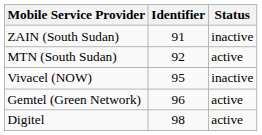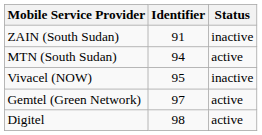(178, 57) 92 -> (178, 57) 94
(178, 99) 96 -> (178, 99) 97
